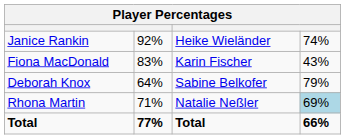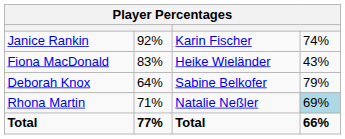(223, 41) Heike Wieländer -> (214, 41) Karin Fischer
(214, 61) Karin Fischer -> (223, 61) Heike Wieländer
